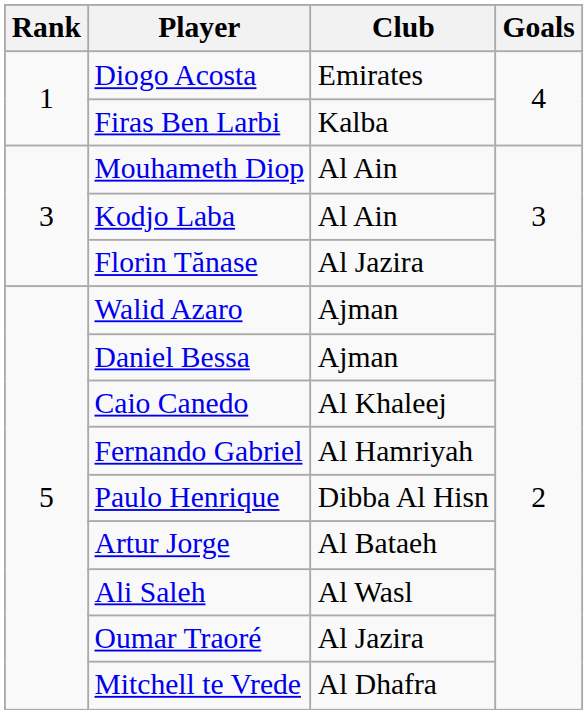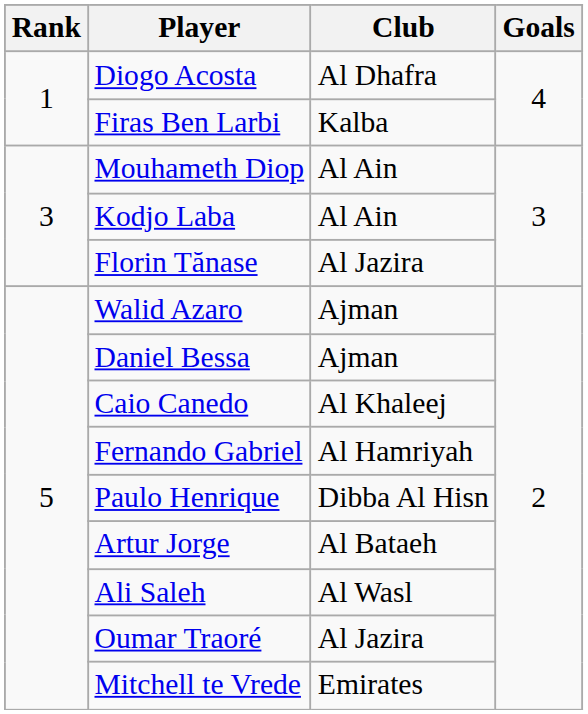(370, 74) Emirates -> (377, 74) Al Dhafra
(377, 685) Al Dhafra -> (370, 685) Emirates
